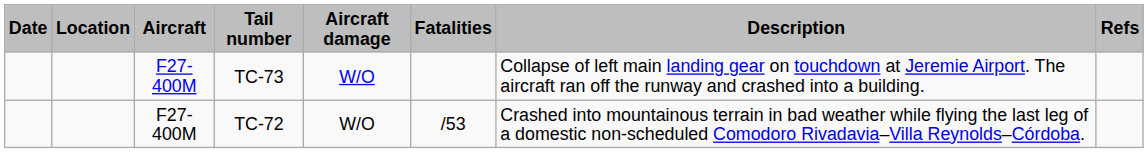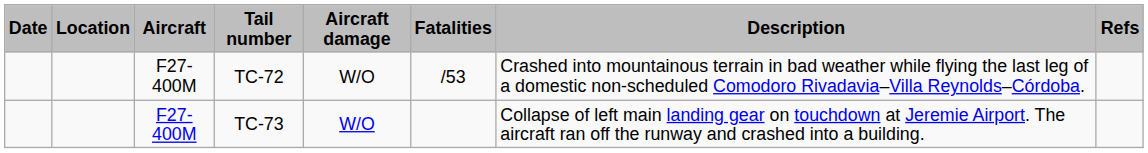rows swapped: (259, 76) <-> (259, 124)
